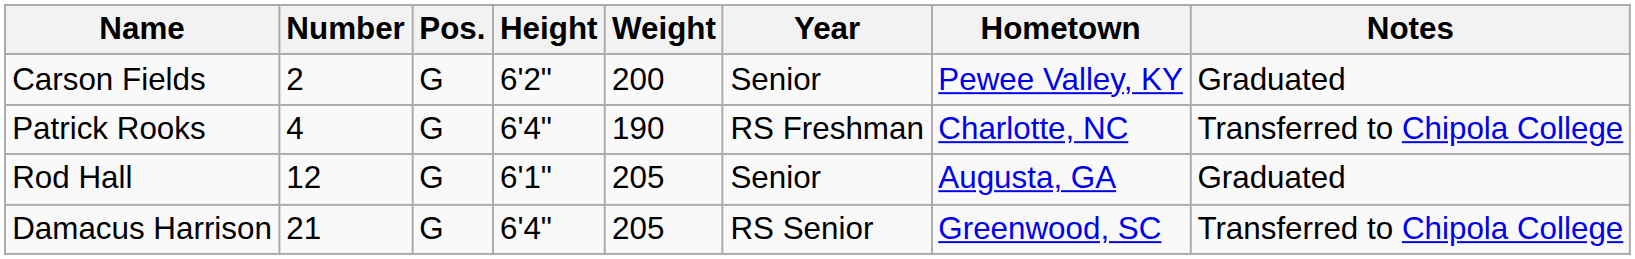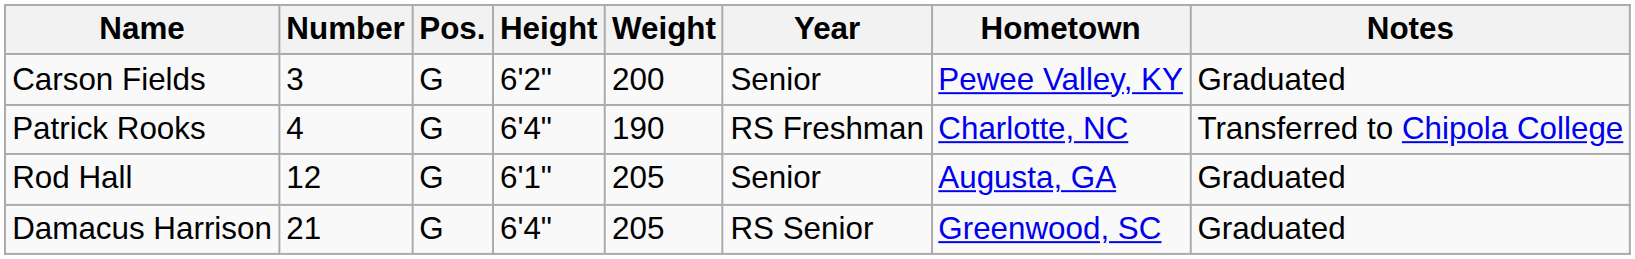(295, 79) 2 -> (295, 79) 3
(1410, 228) Transferred to Chipola College -> (1271, 228) Graduated
